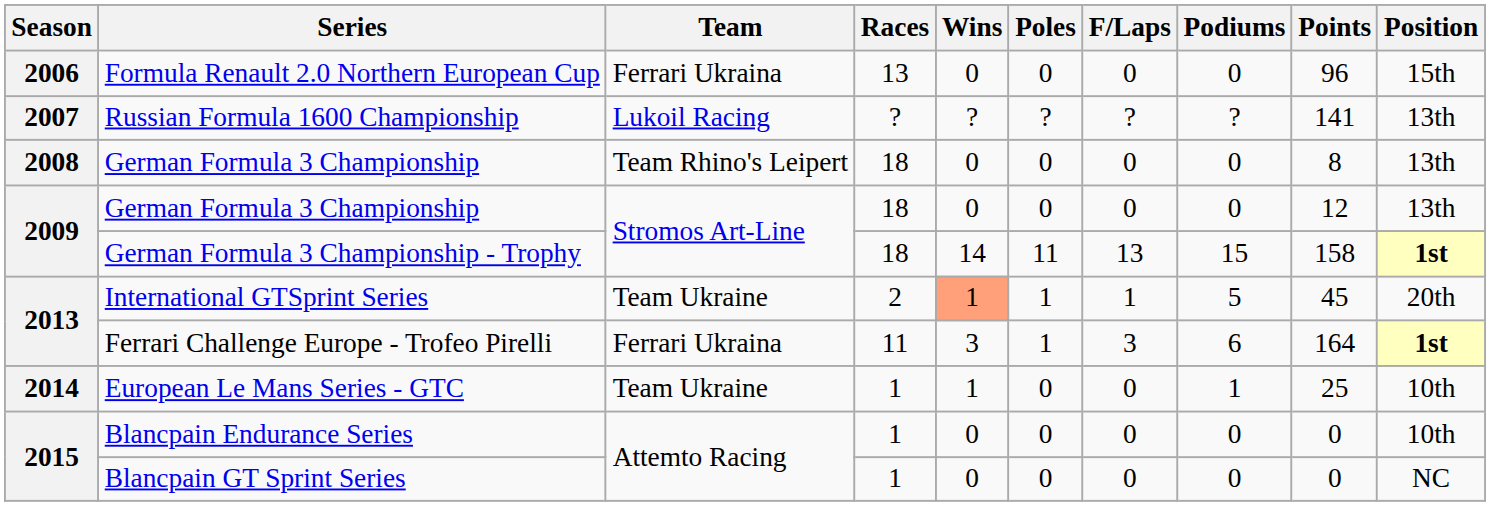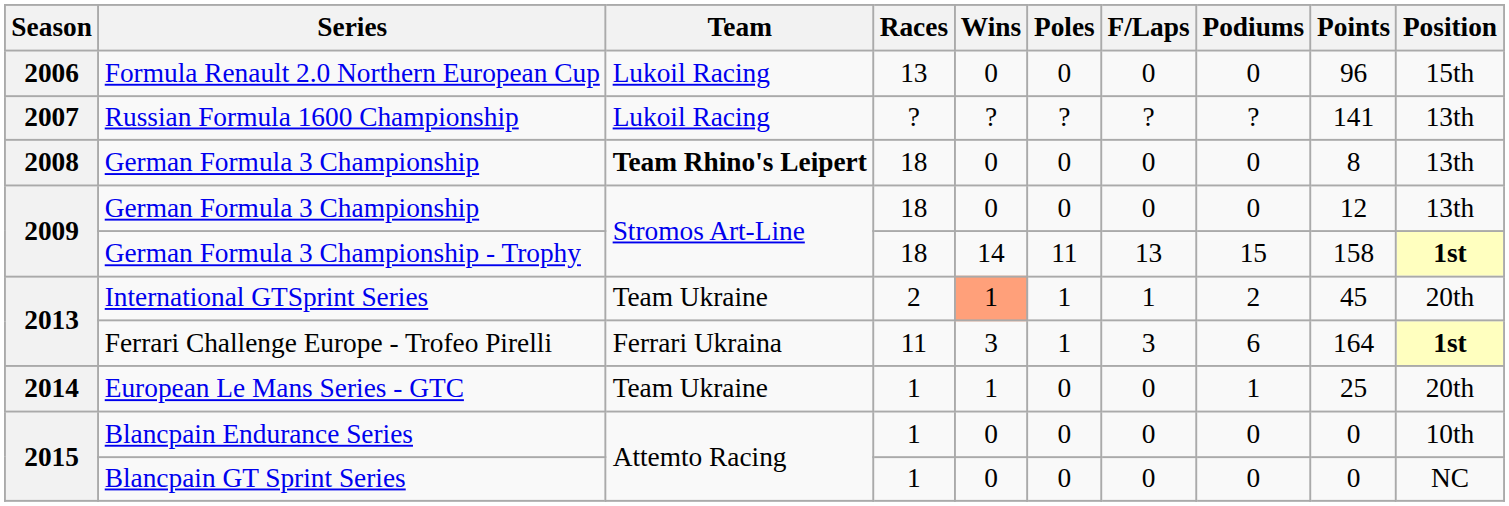(697, 72) Ferrari Ukraina -> (691, 72) Lukoil Racing
(730, 162) normal -> (740, 162) bold
(1235, 298) 5 -> (1253, 298) 2
(1431, 388) 10th -> (1450, 388) 20th
